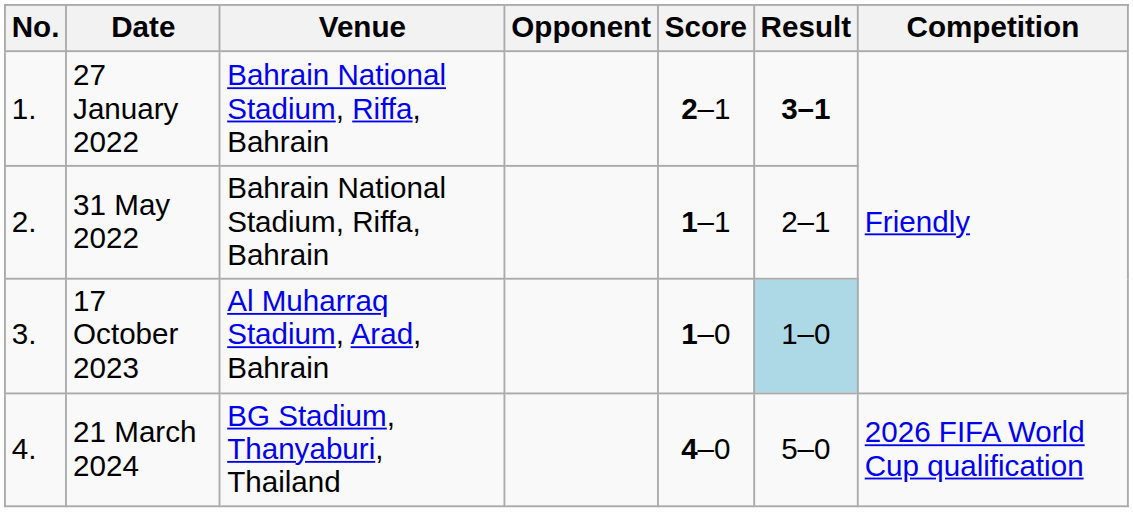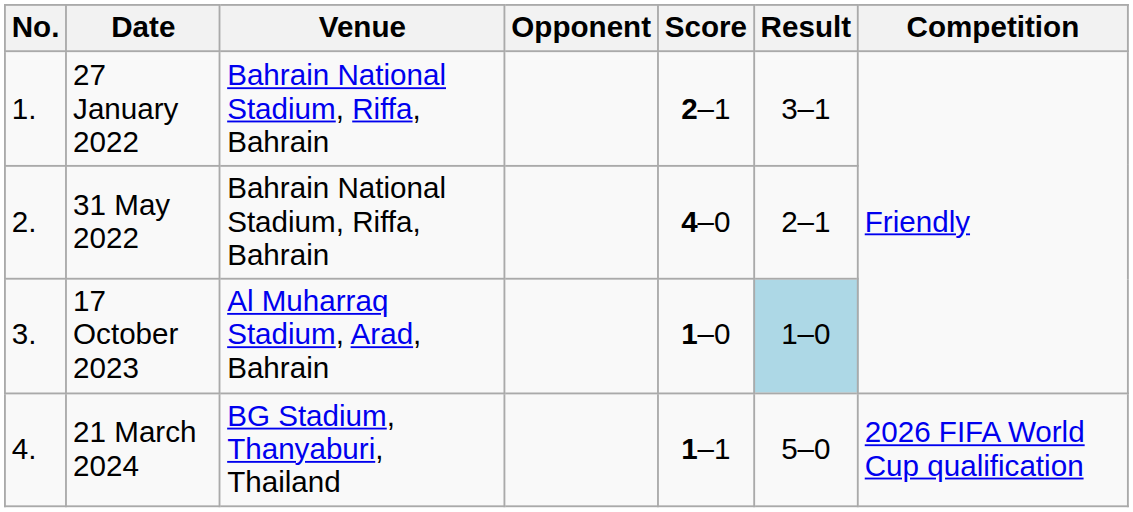(806, 108) bold -> (806, 108) normal
(706, 221) 1–1 -> (706, 221) 4–0
(706, 448) 4–0 -> (706, 448) 1–1
